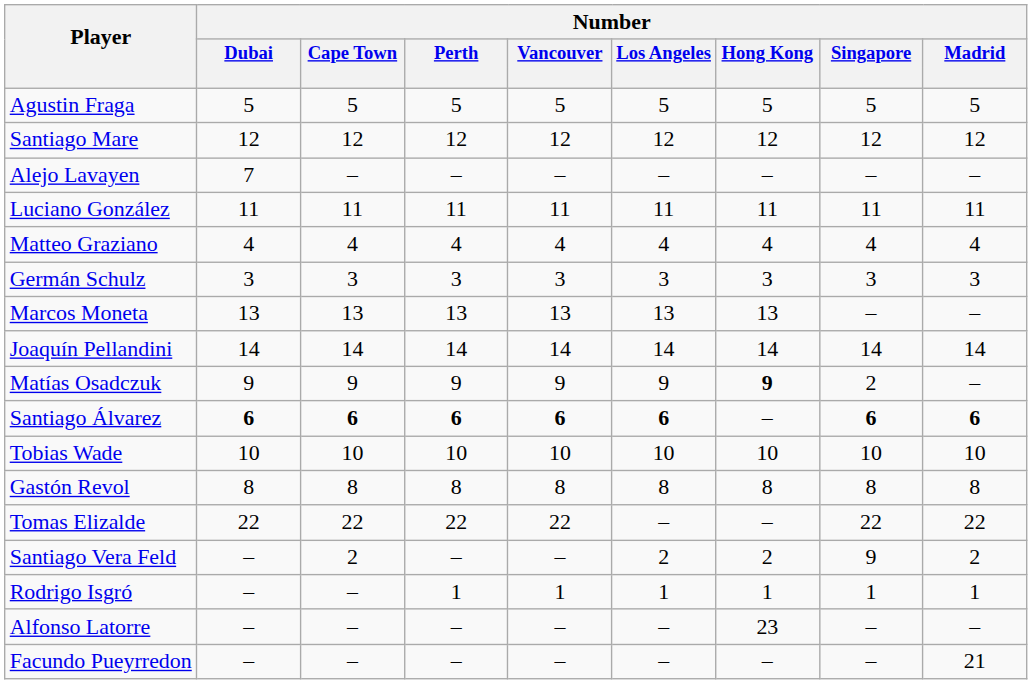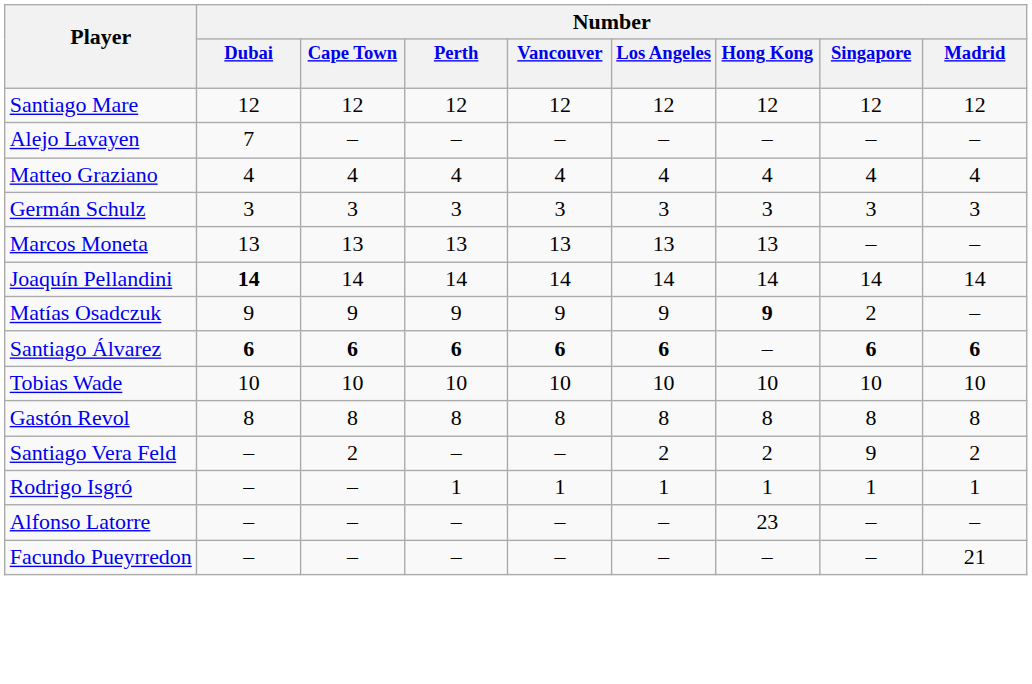- row: (72, 105)
- row: (90, 209)
(249, 348) normal -> (249, 278) bold
- row: (77, 522)
